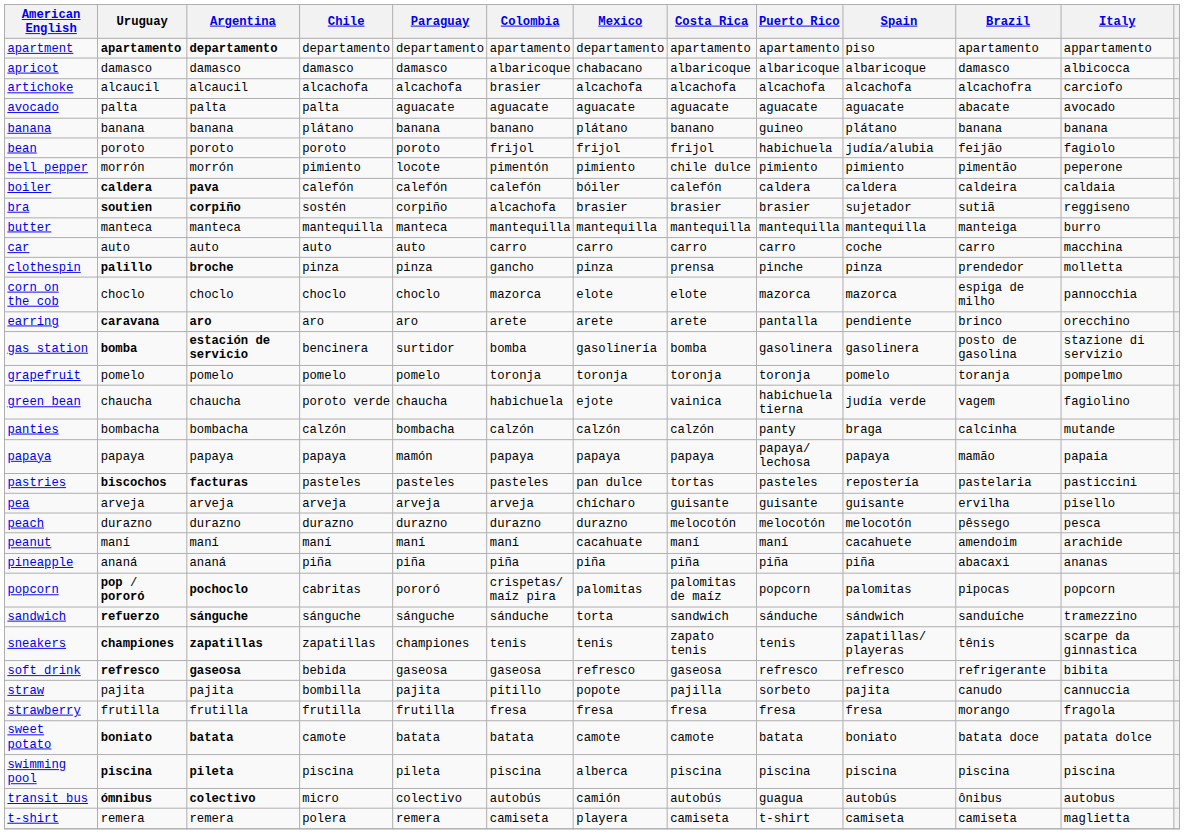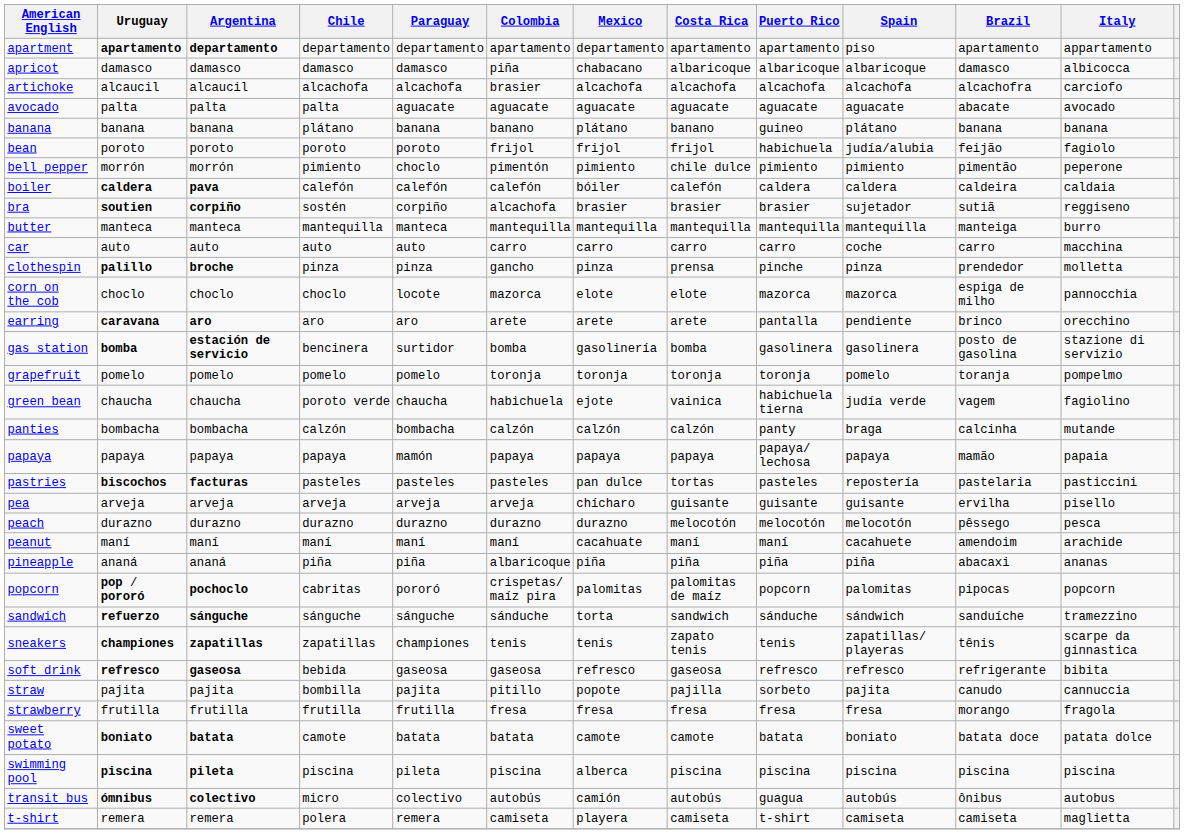(530, 68) albaricoque -> (505, 68) piña
(418, 168) locote -> (418, 168) choclo
(418, 294) choclo -> (418, 294) locote
(505, 563) piña -> (530, 563) albaricoque
